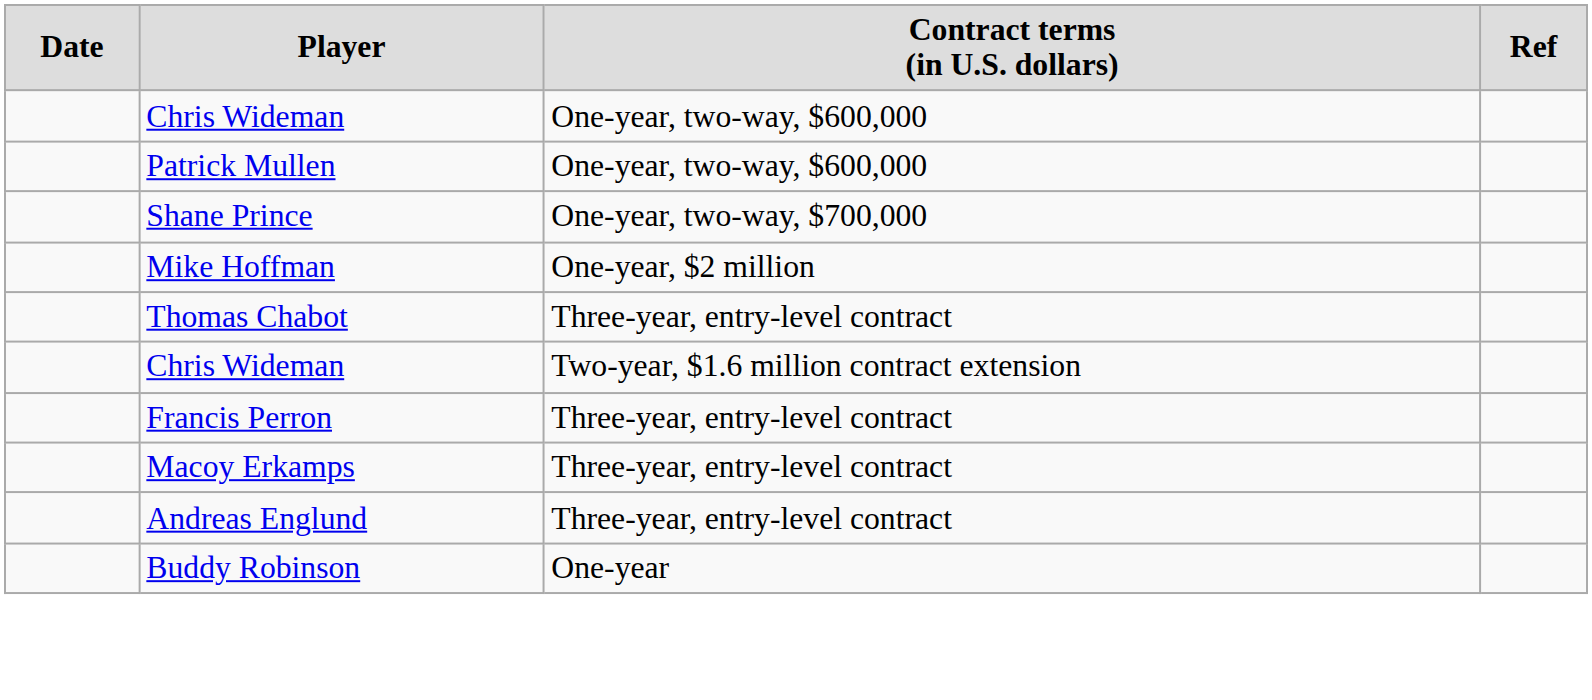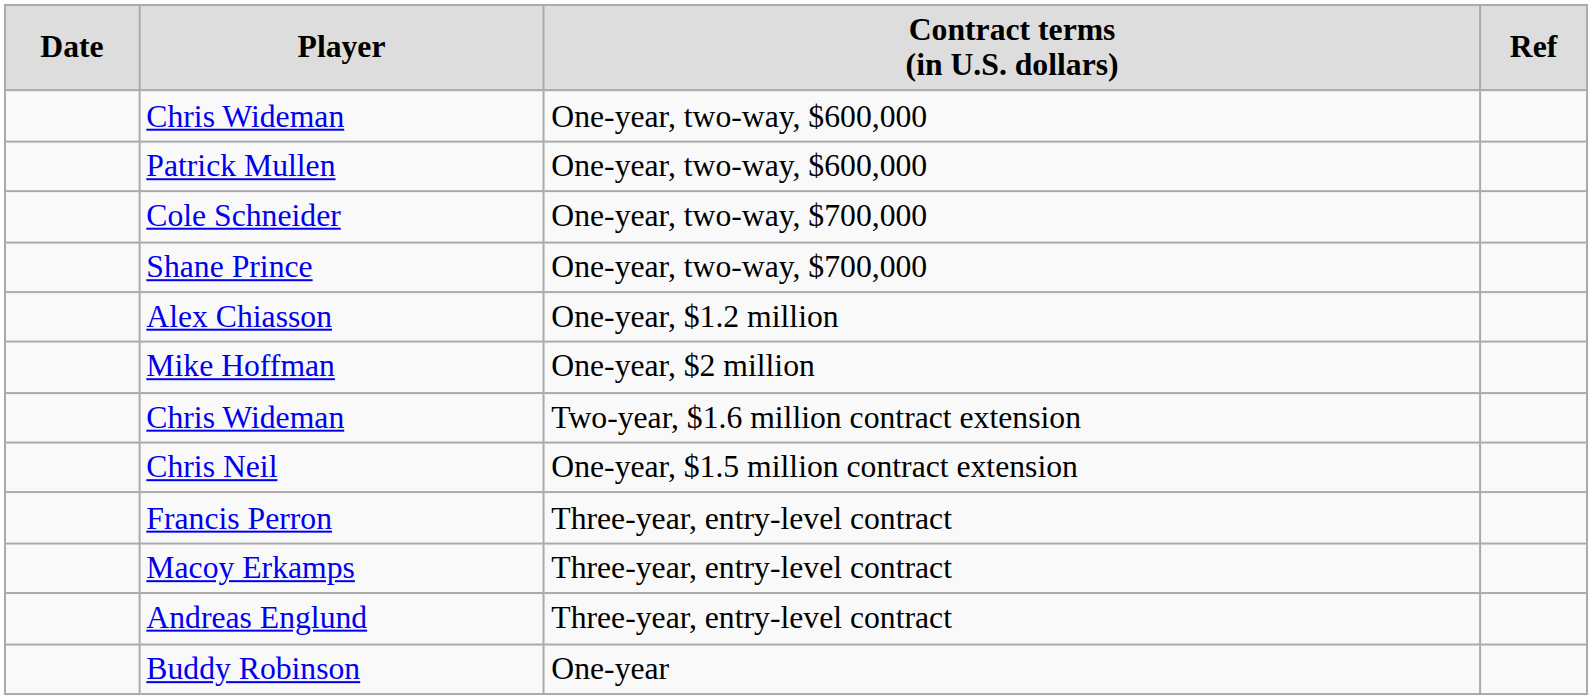+ row: (244, 215)
+ row: (239, 316)
- row: (247, 316)
+ row: (212, 467)
